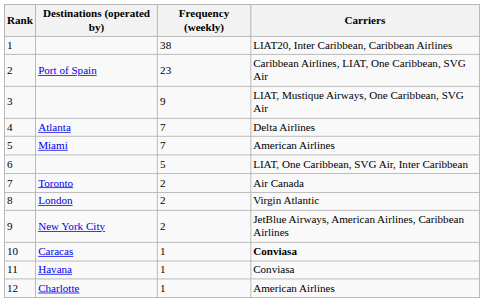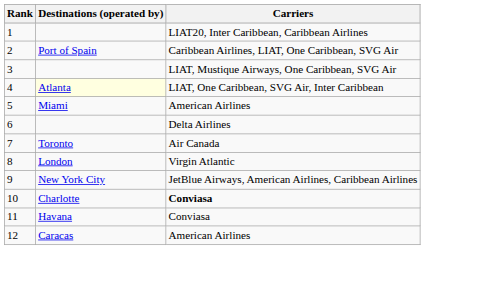- column: (204, 20)
(54, 127) no background -> (54, 87) lightyellow background
(284, 127) Delta Airlines -> (276, 87) LIAT, One Caribbean, SVG Air, Inter Caribbean
(361, 164) LIAT, One Caribbean, SVG Air, Inter Caribbean -> (200, 124) Delta Airlines
(56, 251) Caracas -> (59, 198) Charlotte
(59, 288) Charlotte -> (56, 235) Caracas
